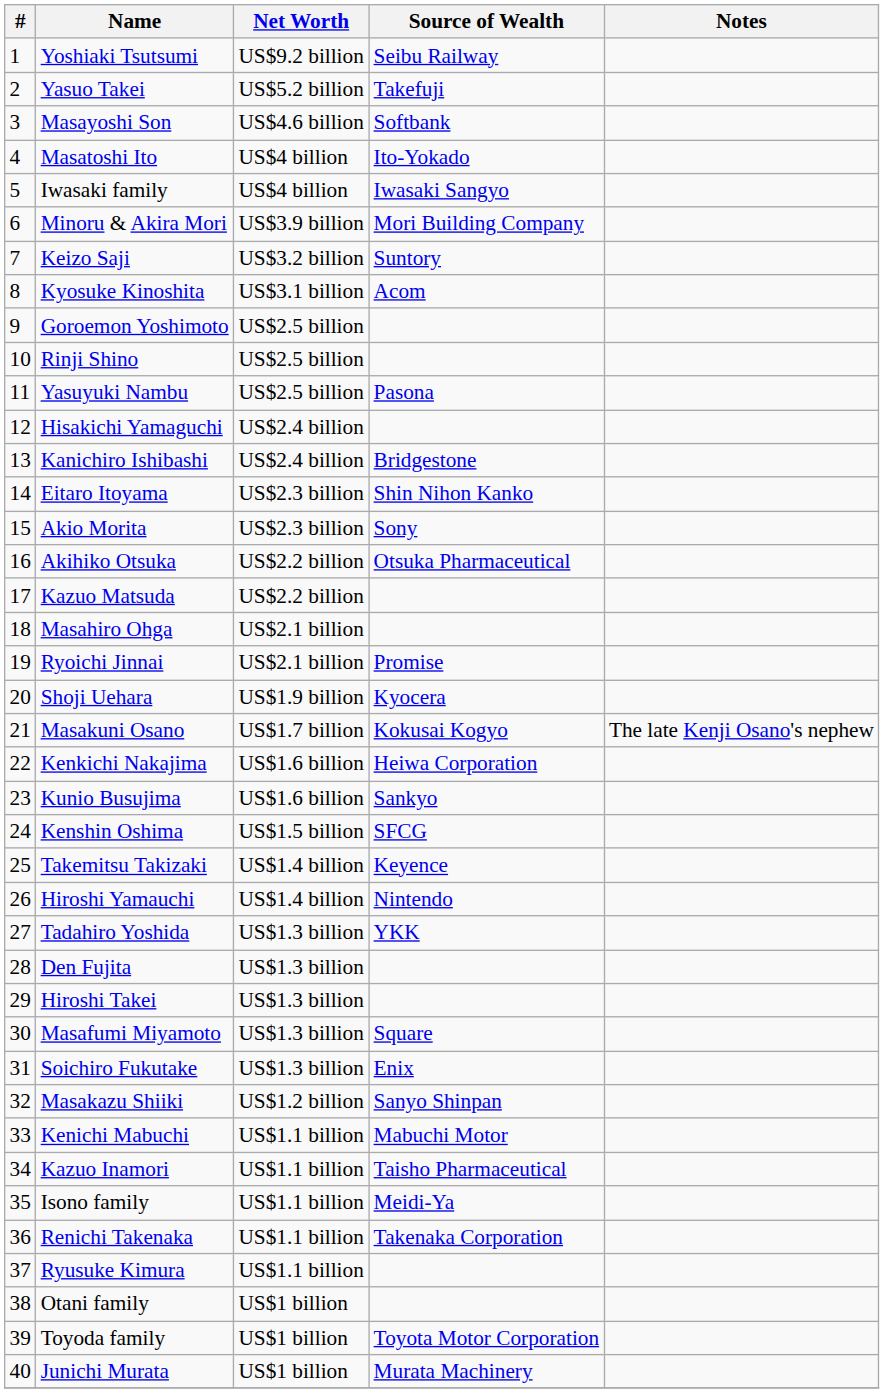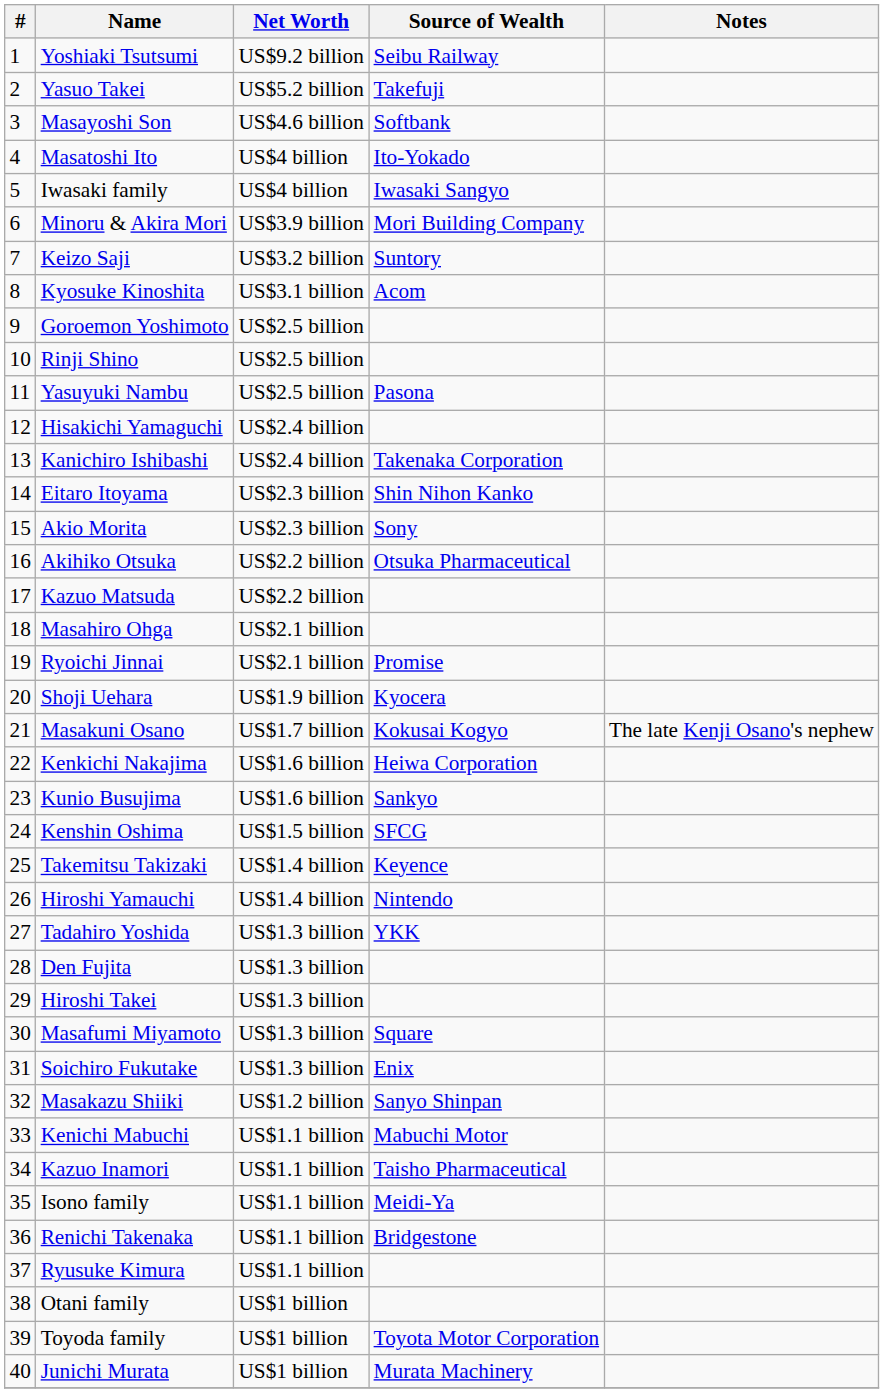(425, 460) Bridgestone -> (468, 460) Takenaka Corporation
(468, 1236) Takenaka Corporation -> (425, 1236) Bridgestone
